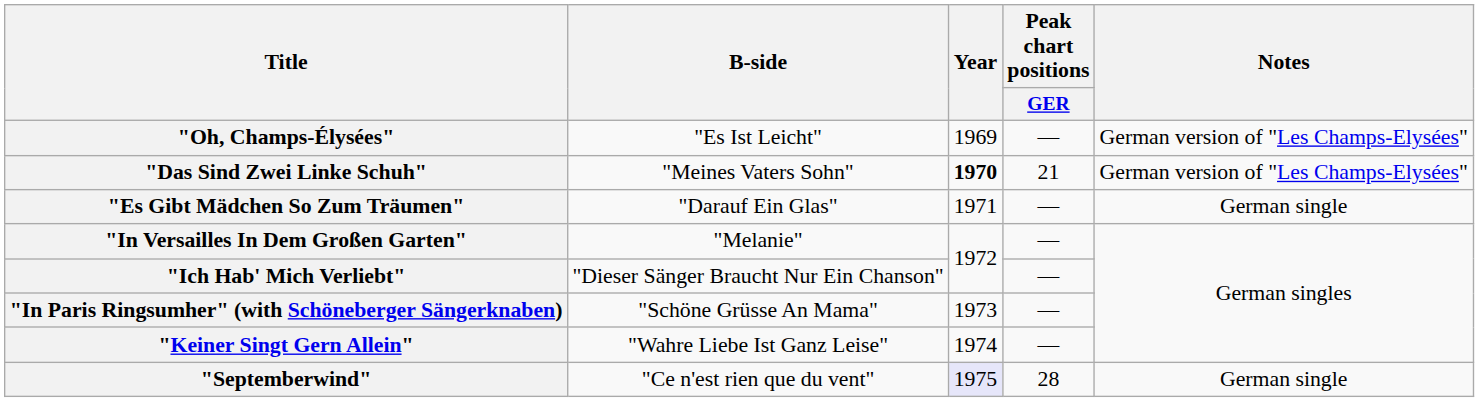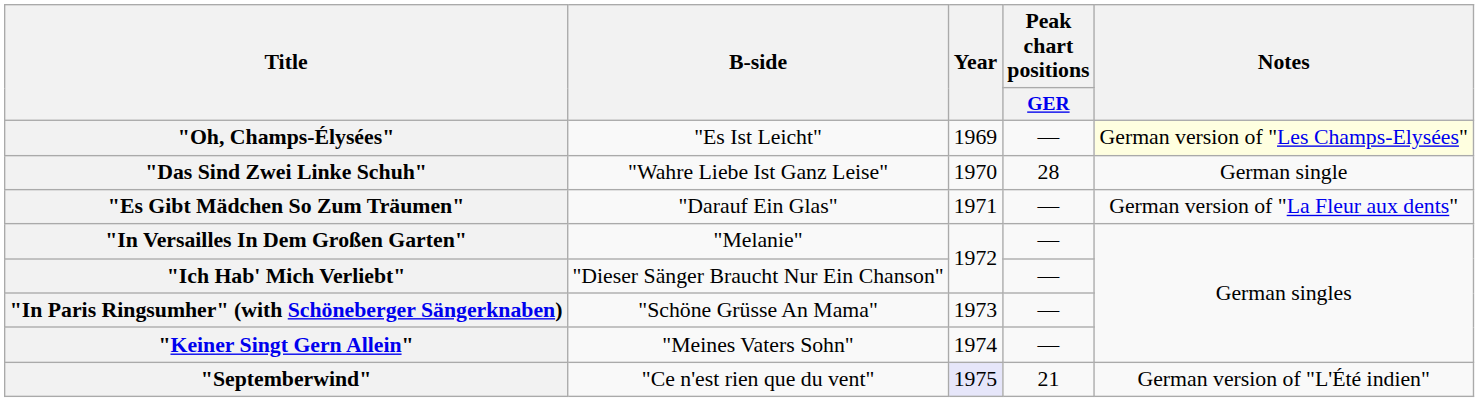(1284, 137) no background -> (1284, 137) lightyellow background
(758, 172) "Meines Vaters Sohn" -> (758, 172) "Wahre Liebe Ist Ganz Leise"
(975, 172) bold -> (975, 172) normal
(1048, 172) 21 -> (1048, 172) 28
(1284, 172) German version of "Les Champs-Elysées" -> (1284, 172) German single
(1284, 206) German single -> (1284, 206) German version of "La Fleur aux dents"
(758, 344) "Wahre Liebe Ist Ganz Leise" -> (758, 344) "Meines Vaters Sohn"
(1048, 379) 28 -> (1048, 379) 21
(1284, 379) German single -> (1284, 379) German version of "L'Été indien"
